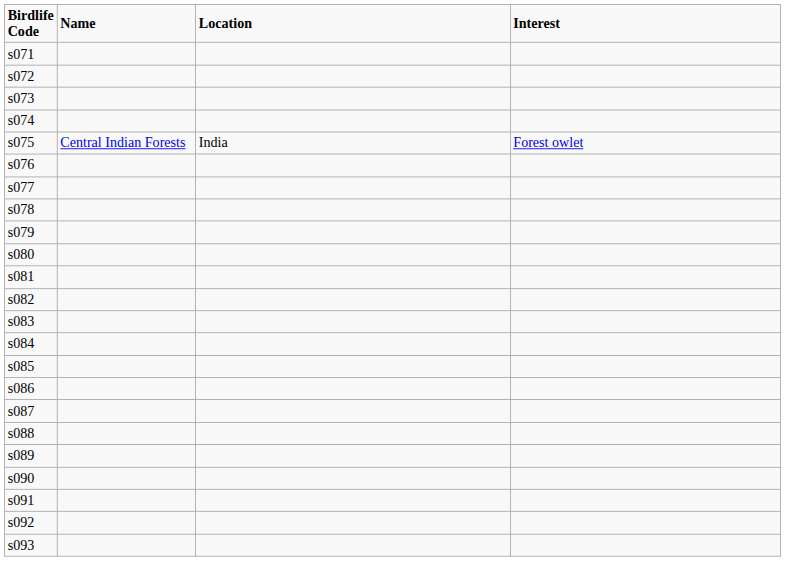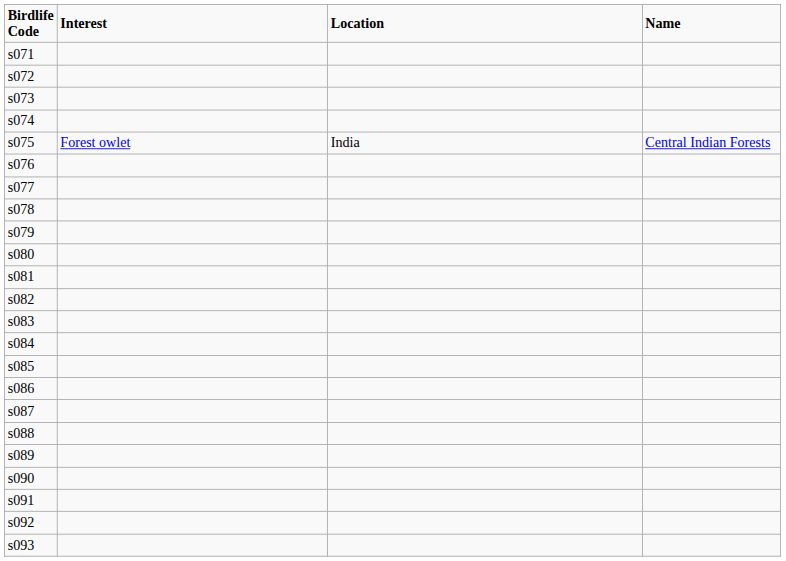columns swapped: (78, 23) <-> (537, 23)
